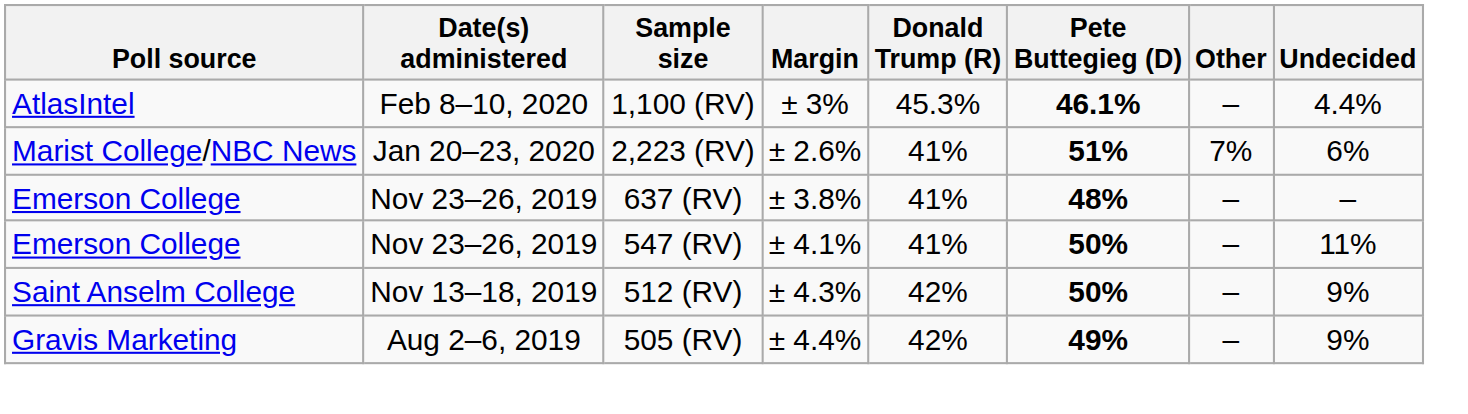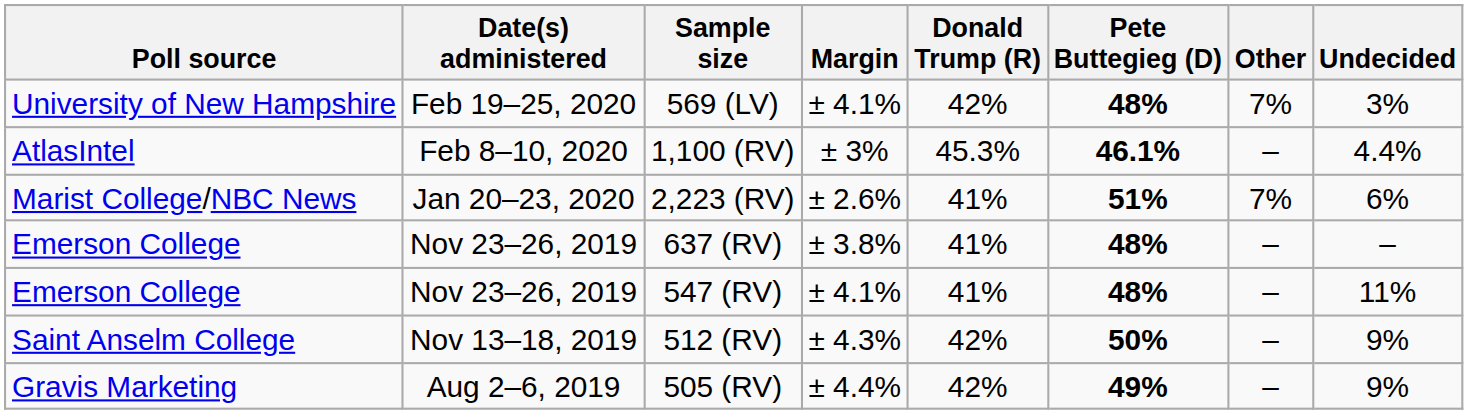+ row: (723, 104)
(1098, 245) 50% -> (1138, 292) 48%
